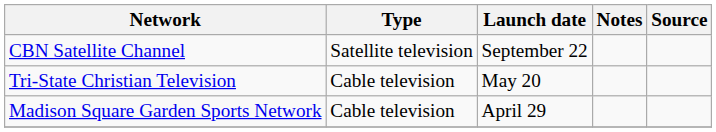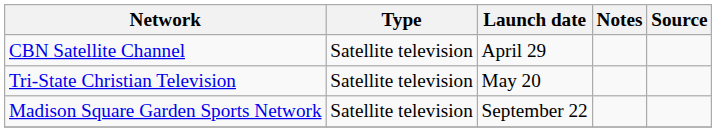(535, 50) September 22 -> (514, 50) April 29
(392, 80) Cable television -> (402, 80) Satellite television
(392, 111) Cable television -> (402, 111) Satellite television
(514, 111) April 29 -> (535, 111) September 22
